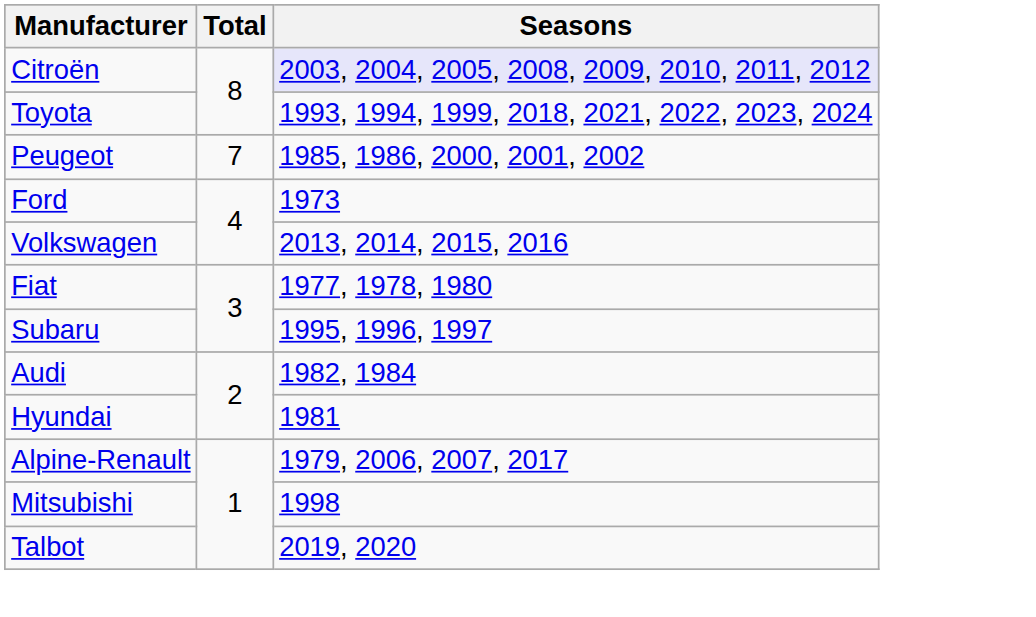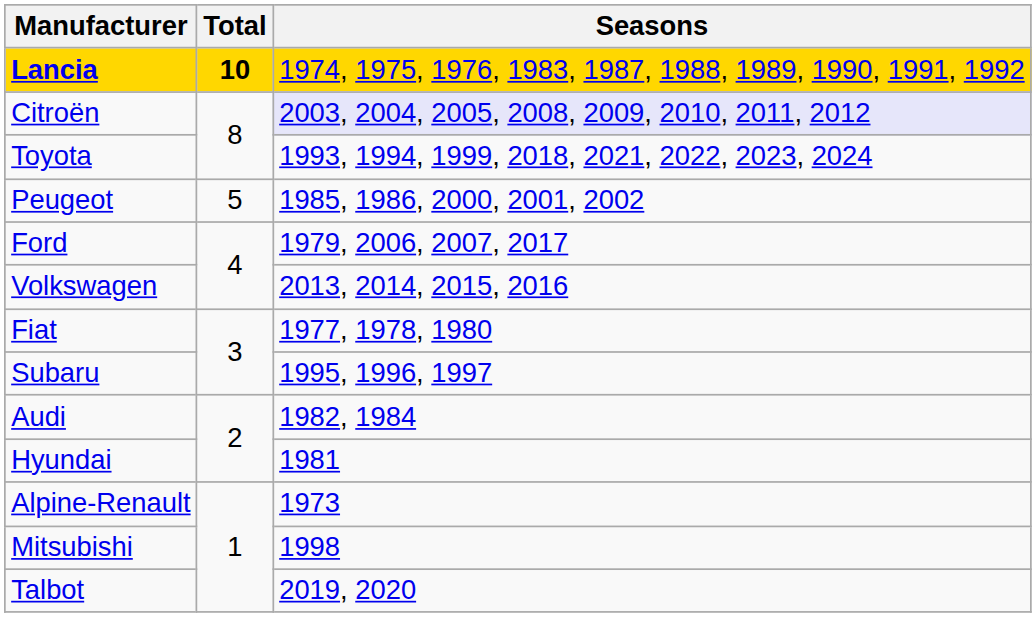+ row: (54, 69)
(235, 156) 7 -> (235, 199) 5
(310, 199) 1973 -> (424, 243) 1979, 2006, 2007, 2017
(424, 460) 1979, 2006, 2007, 2017 -> (310, 503) 1973
